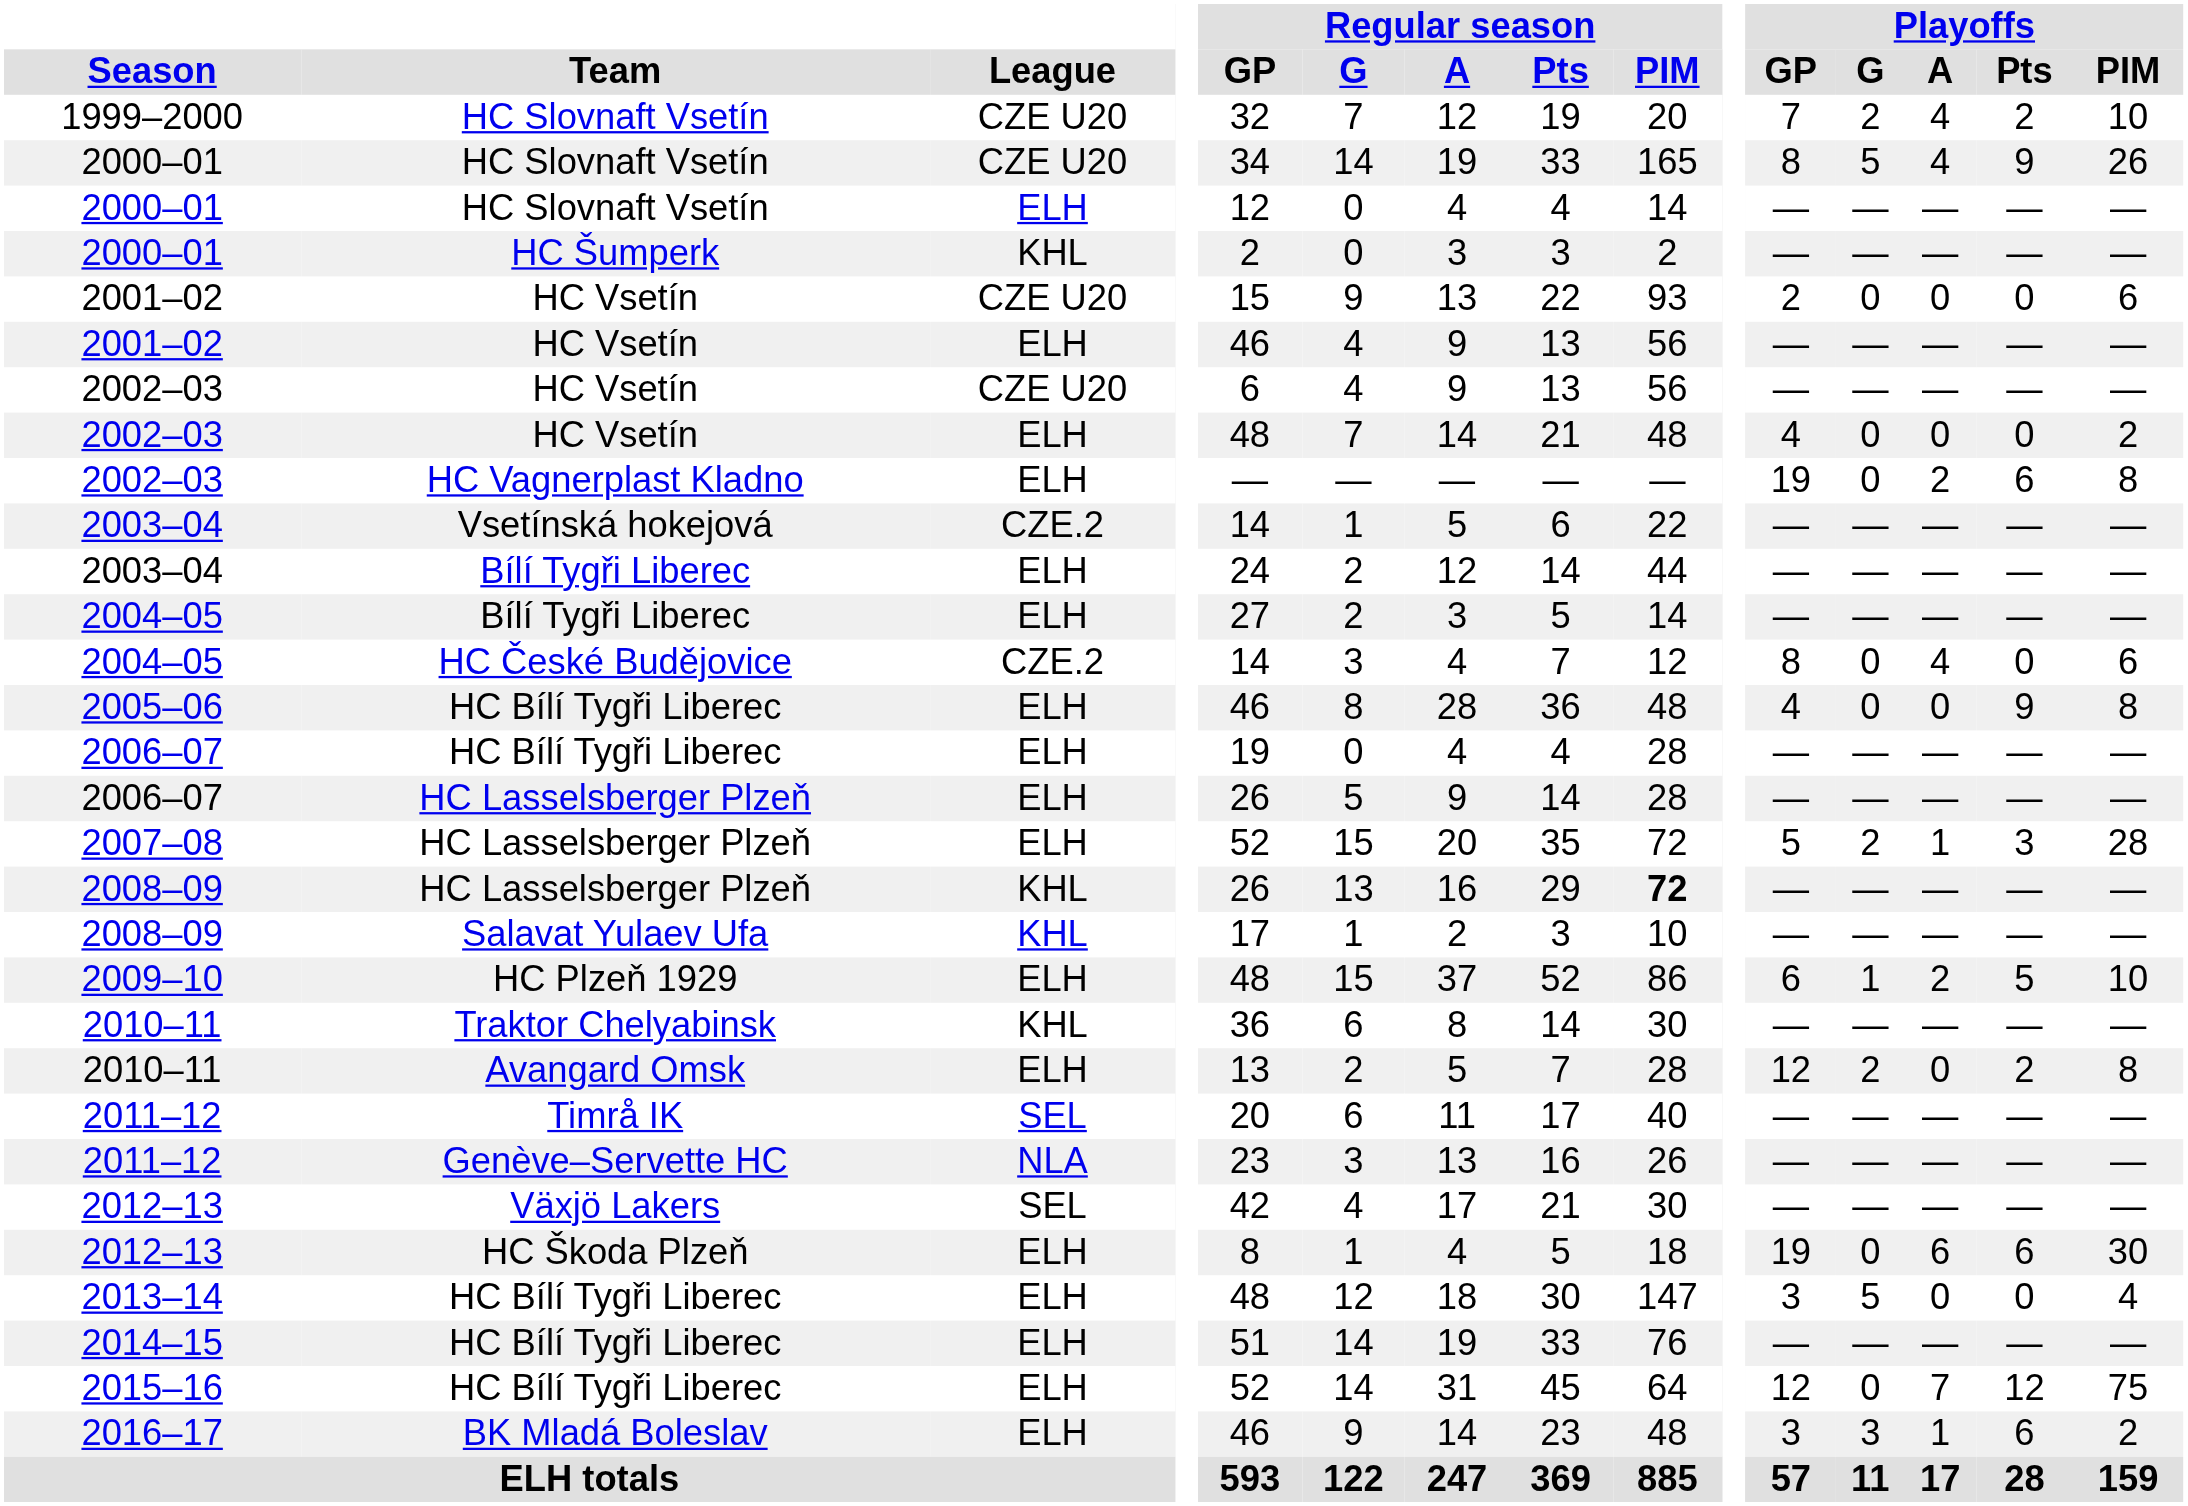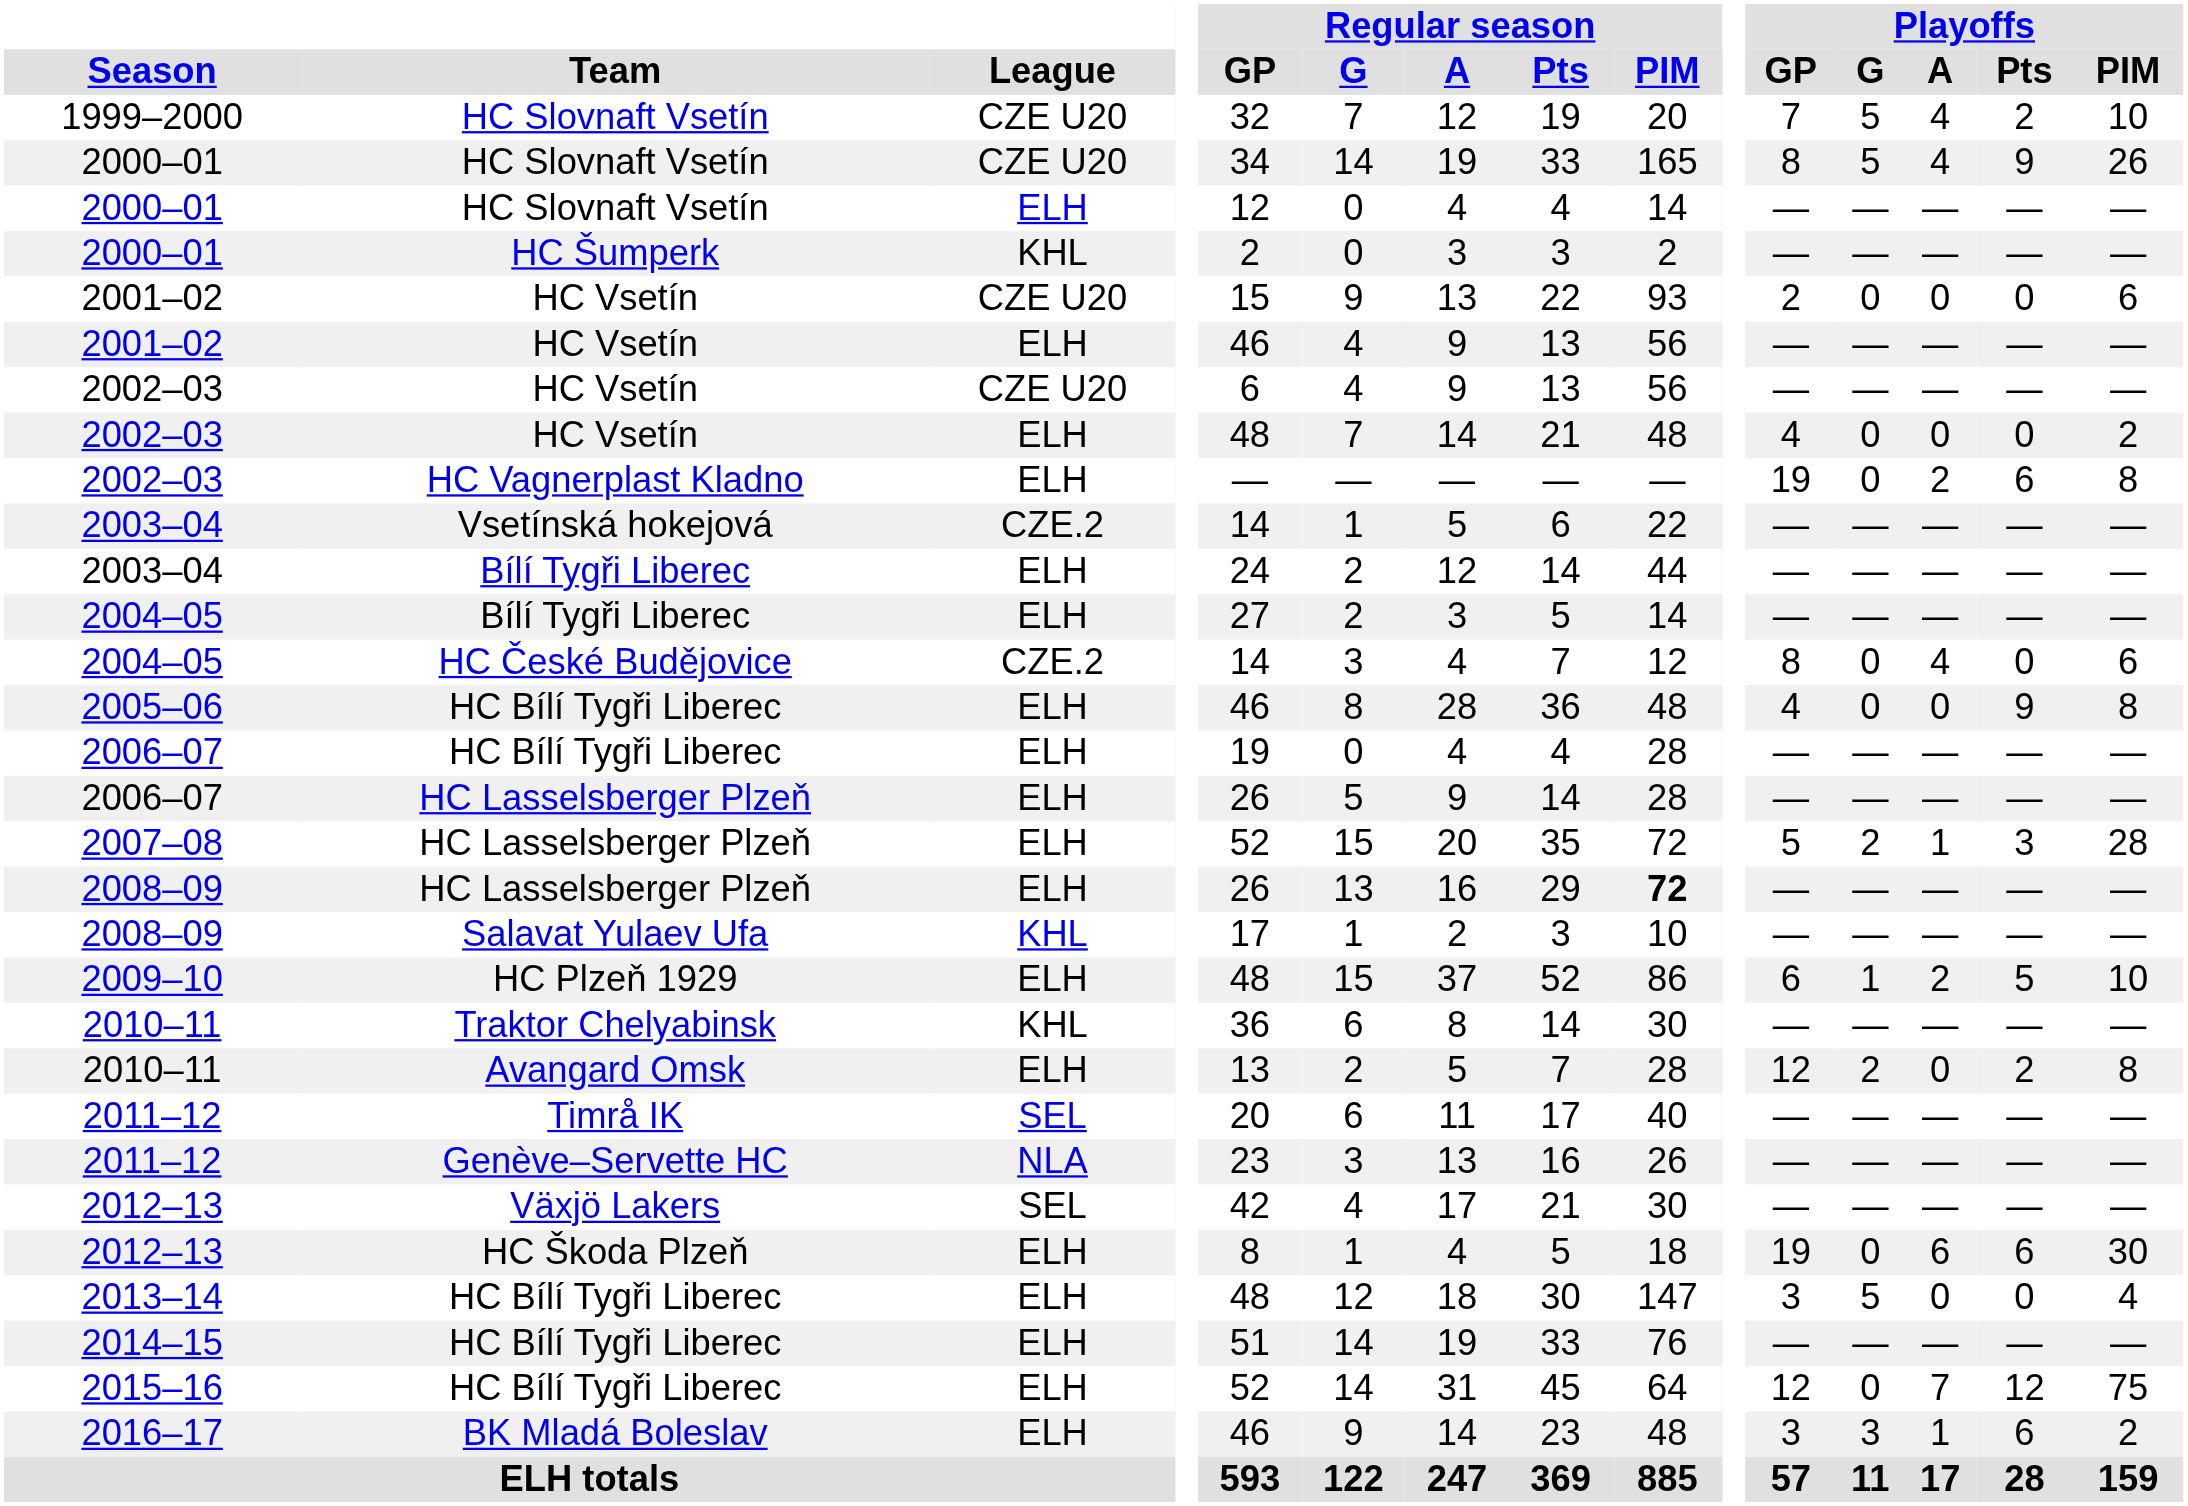(1870, 116) 2 -> (1870, 116) 5
(1052, 888) KHL -> (1052, 888) ELH
